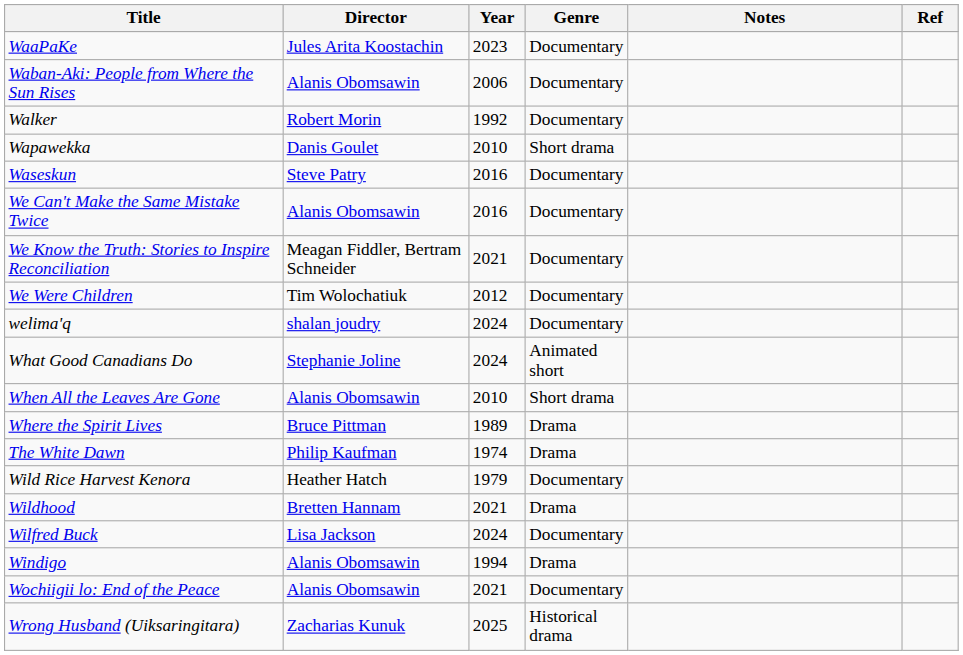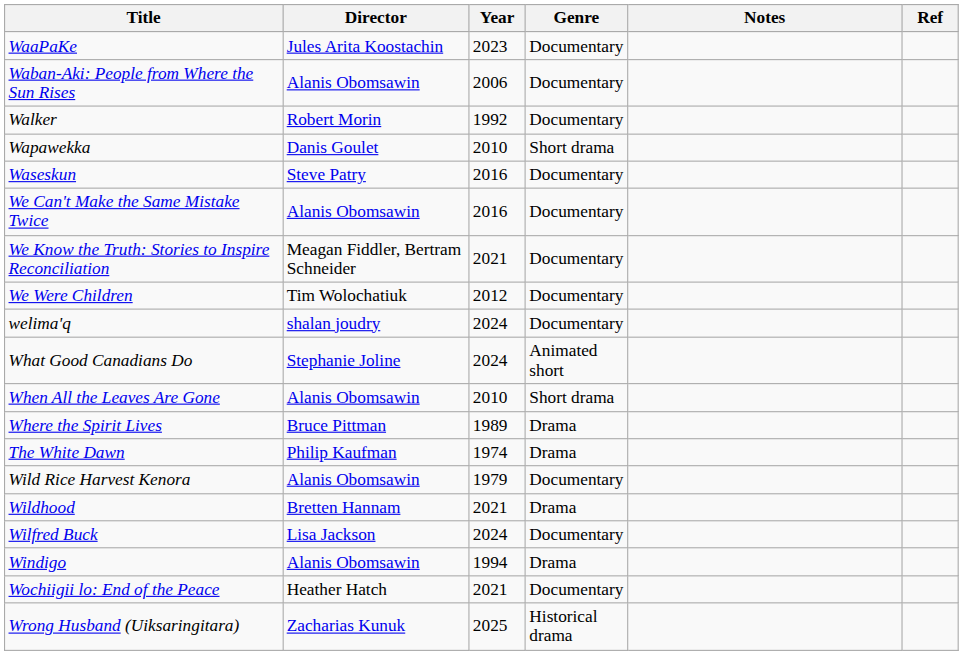(337, 479) Heather Hatch -> (353, 479) Alanis Obomsawin
(353, 589) Alanis Obomsawin -> (337, 589) Heather Hatch
